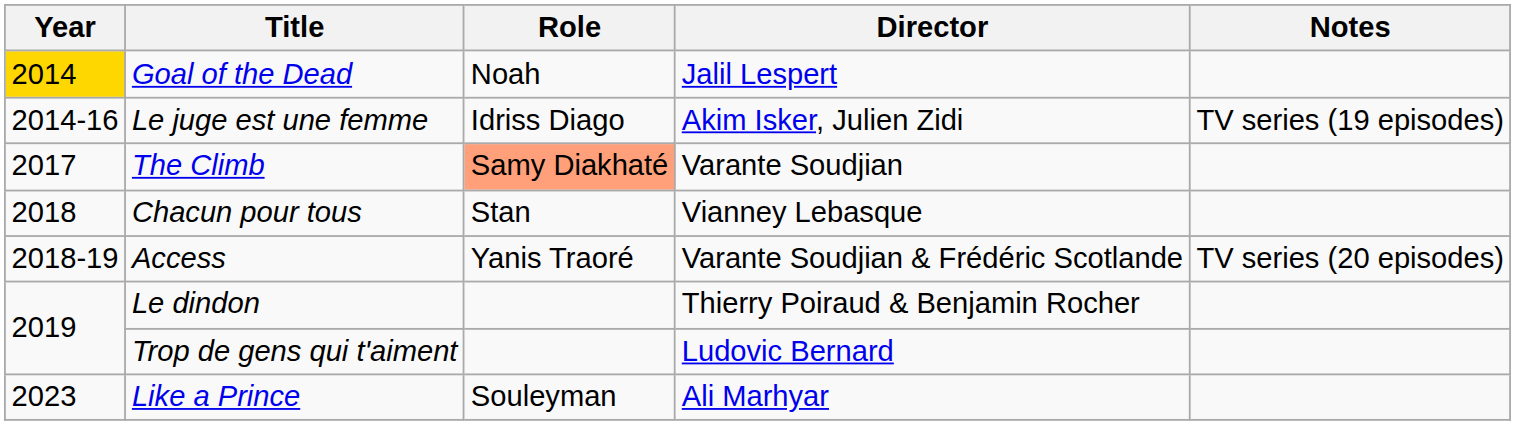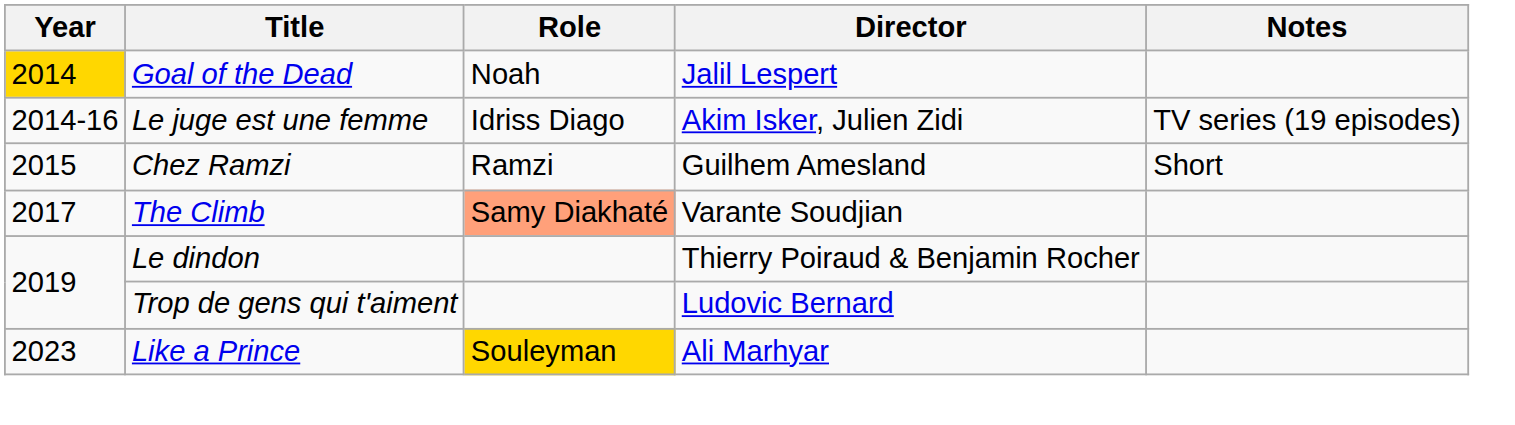+ row: (211, 166)
- row: (247, 212)
- row: (179, 258)
(544, 397) no background -> (544, 350) gold background
